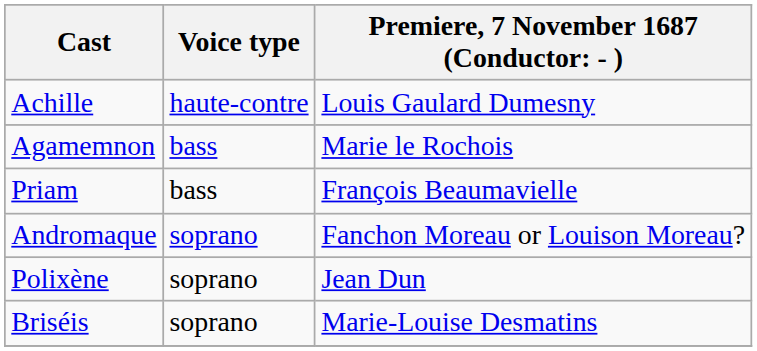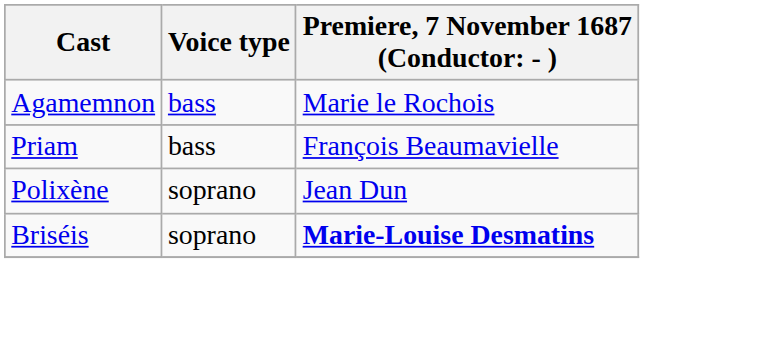- row: (52, 102)
- row: (84, 234)
(459, 322) normal -> (448, 234) bold
